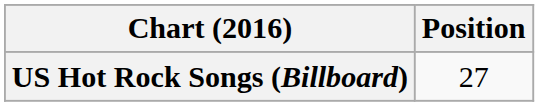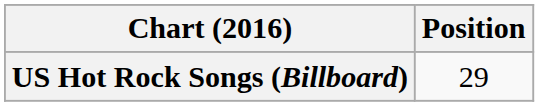(474, 76) 27 -> (474, 76) 29
